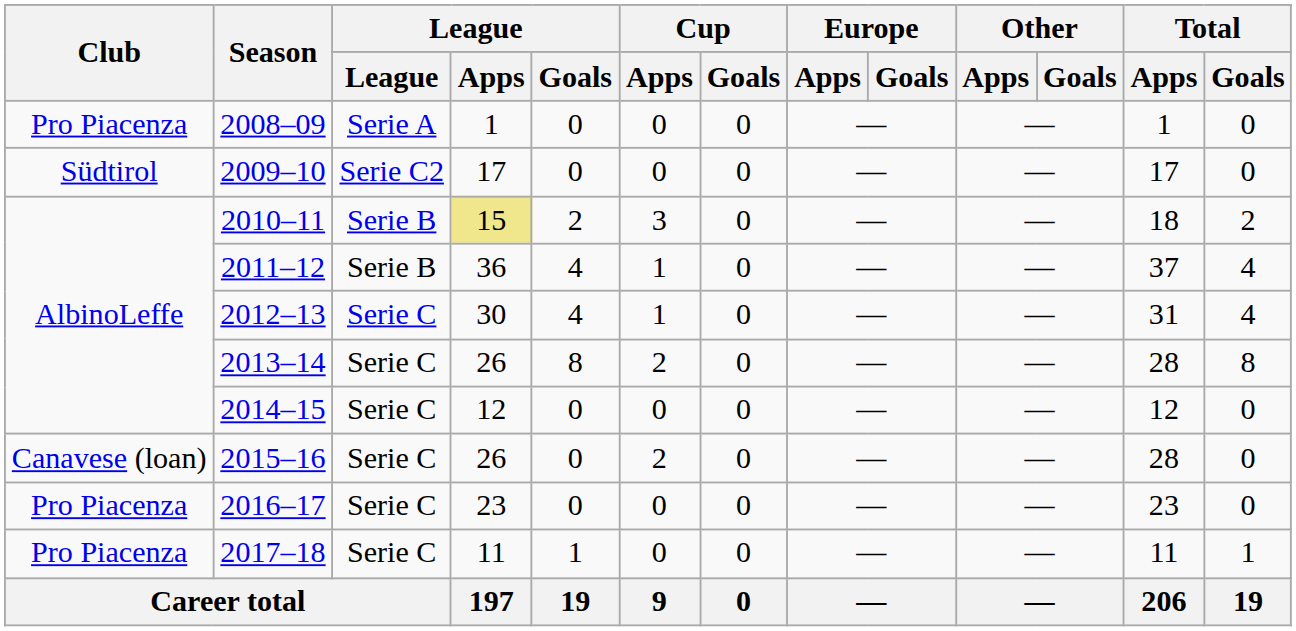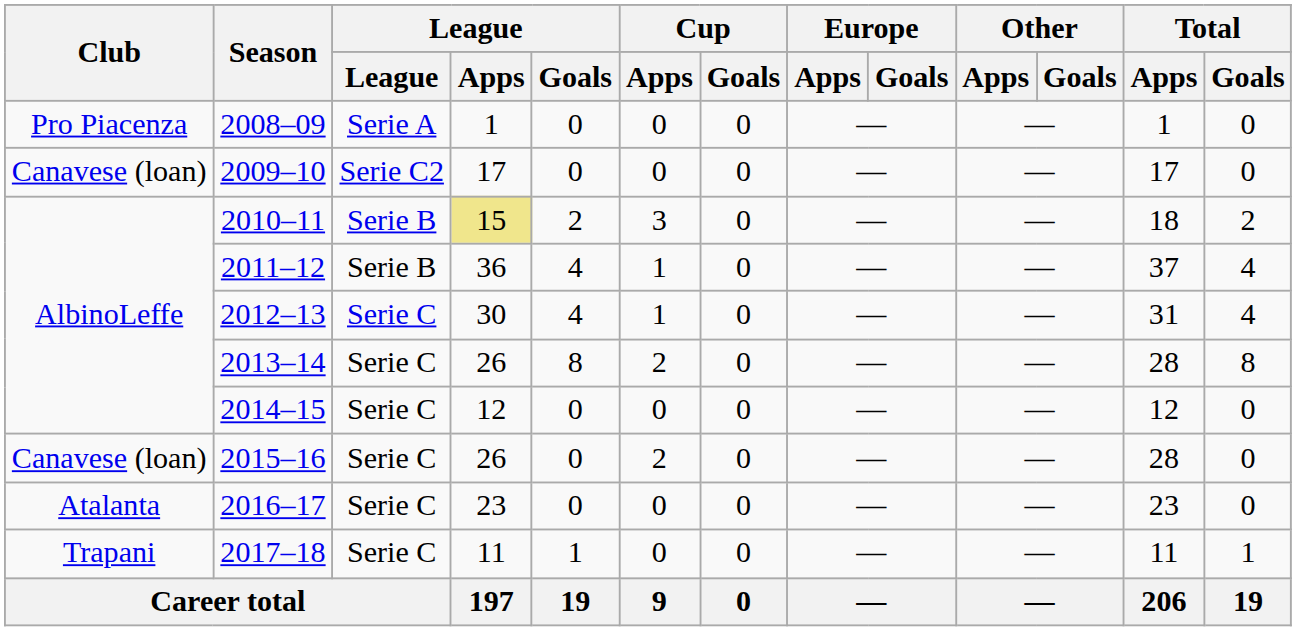(109, 171) Südtirol -> (109, 171) Canavese (loan)
(109, 505) Pro Piacenza -> (109, 505) Atalanta
(109, 553) Pro Piacenza -> (109, 553) Trapani
